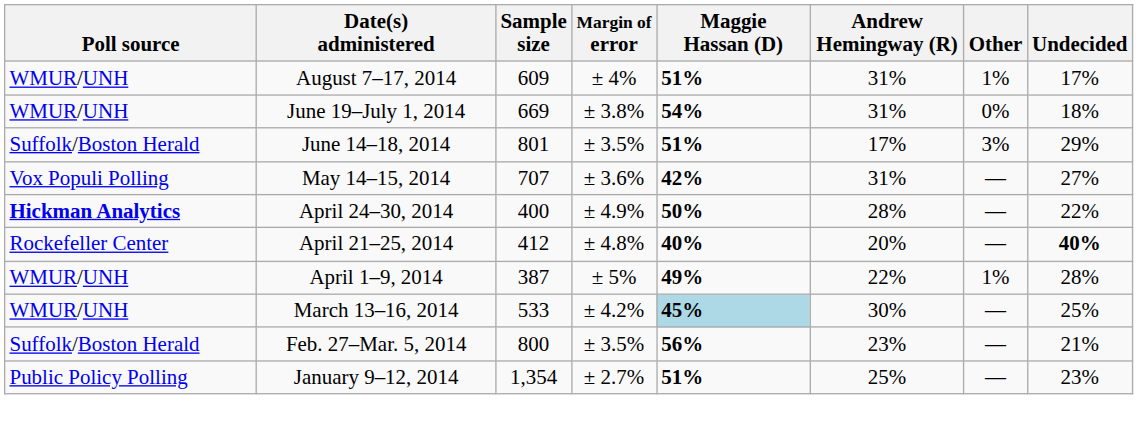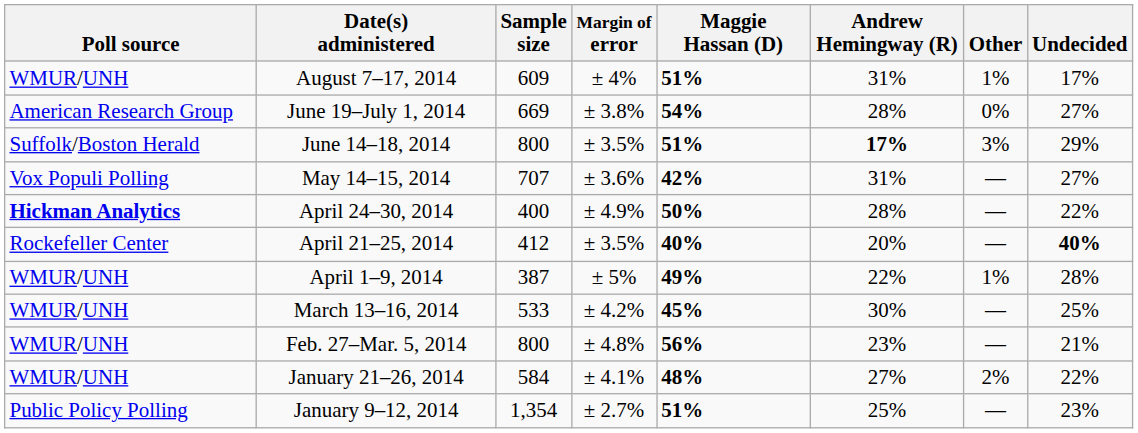(69, 111) WMUR/UNH -> (121, 111) American Research Group
(887, 111) 31% -> (887, 111) 28%
(1080, 111) 18% -> (1080, 111) 27%
(534, 144) 801 -> (534, 144) 800
(887, 144) normal -> (887, 144) bold
(614, 244) ± 4.8% -> (614, 244) ± 3.5%
(682, 310) lightblue background -> (682, 310) no background
(104, 343) Suffolk/Boston Herald -> (69, 343) WMUR/UNH
(614, 343) ± 3.5% -> (614, 343) ± 4.8%
+ row: (376, 377)
